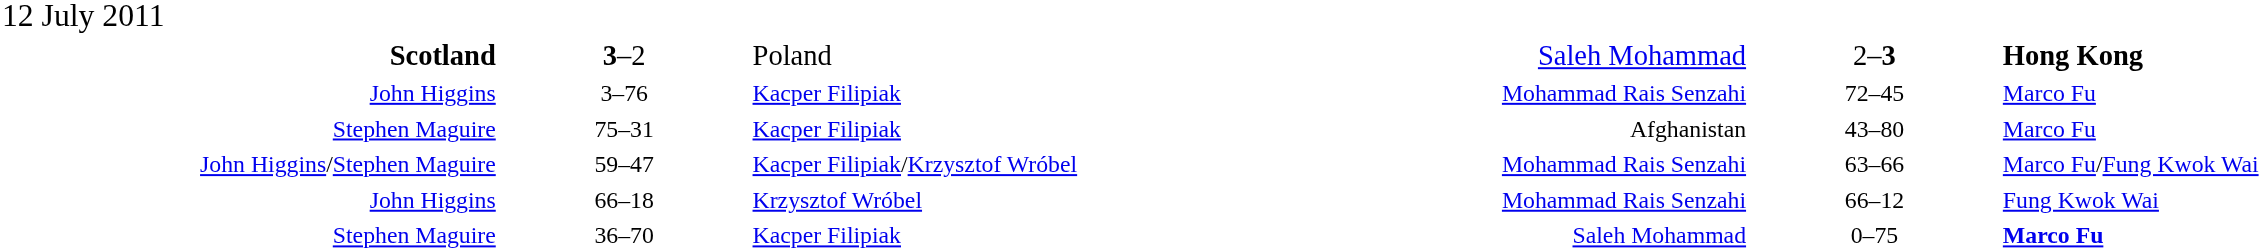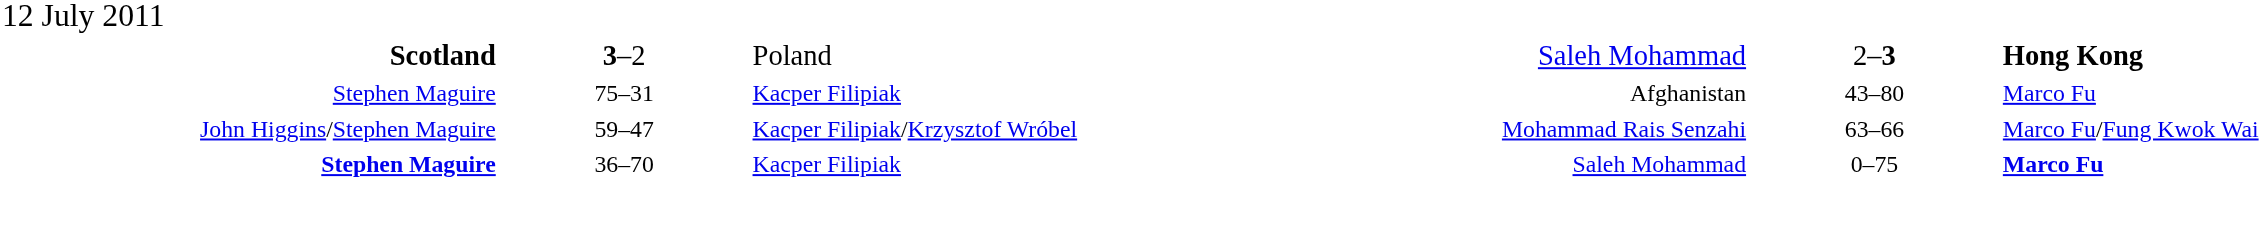- row: (624, 93)
- row: (624, 200)
(414, 236) normal -> (409, 164) bold
